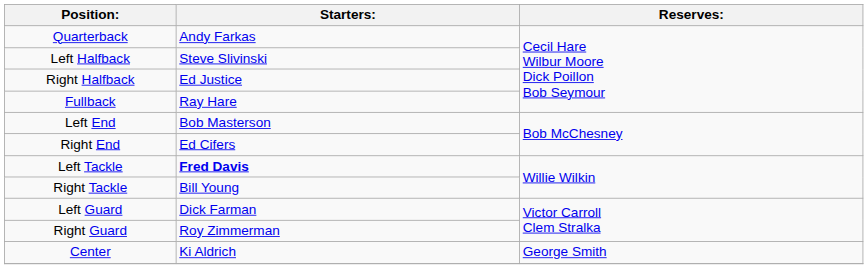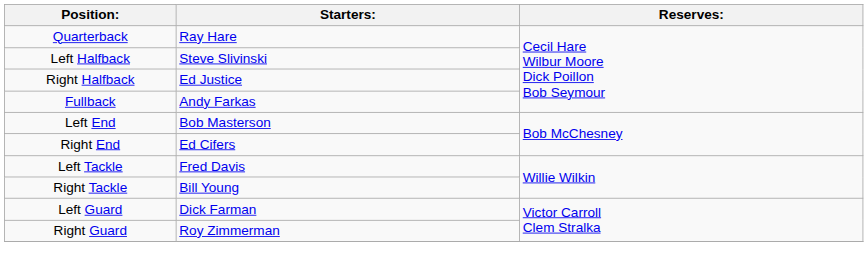(217, 36) Andy Farkas -> (208, 36) Ray Hare
(208, 101) Ray Hare -> (217, 101) Andy Farkas
(214, 166) bold -> (212, 166) normal
- row: (90, 252)
